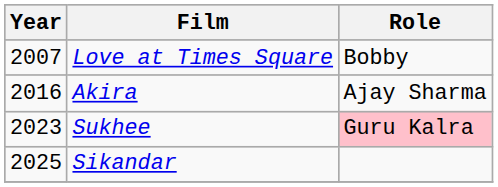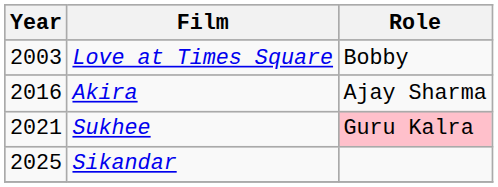(36, 58) 2007 -> (36, 58) 2003
(36, 129) 2023 -> (36, 129) 2021
